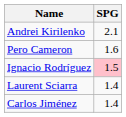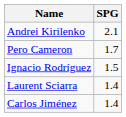(111, 49) 1.6 -> (111, 49) 1.7
(111, 67) pink background -> (111, 67) no background
